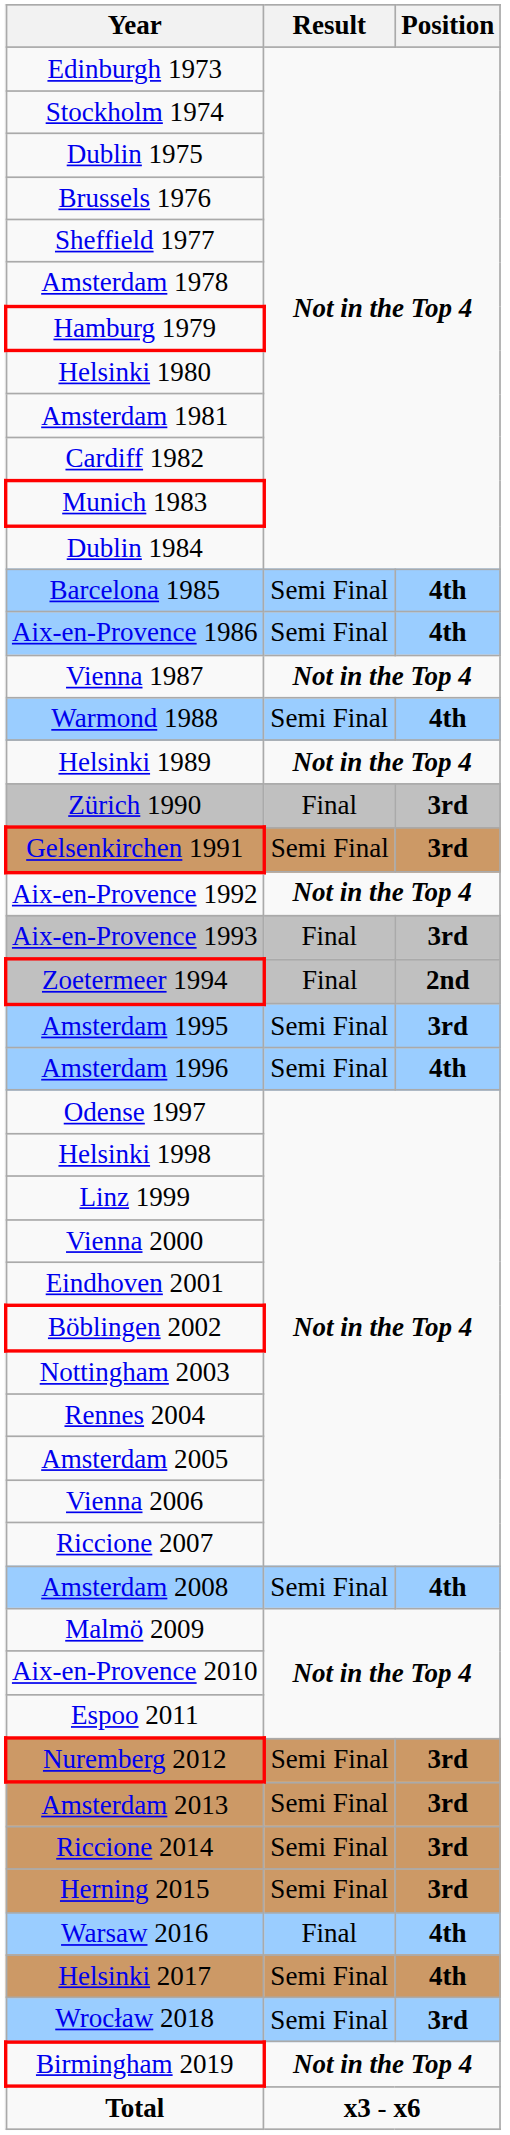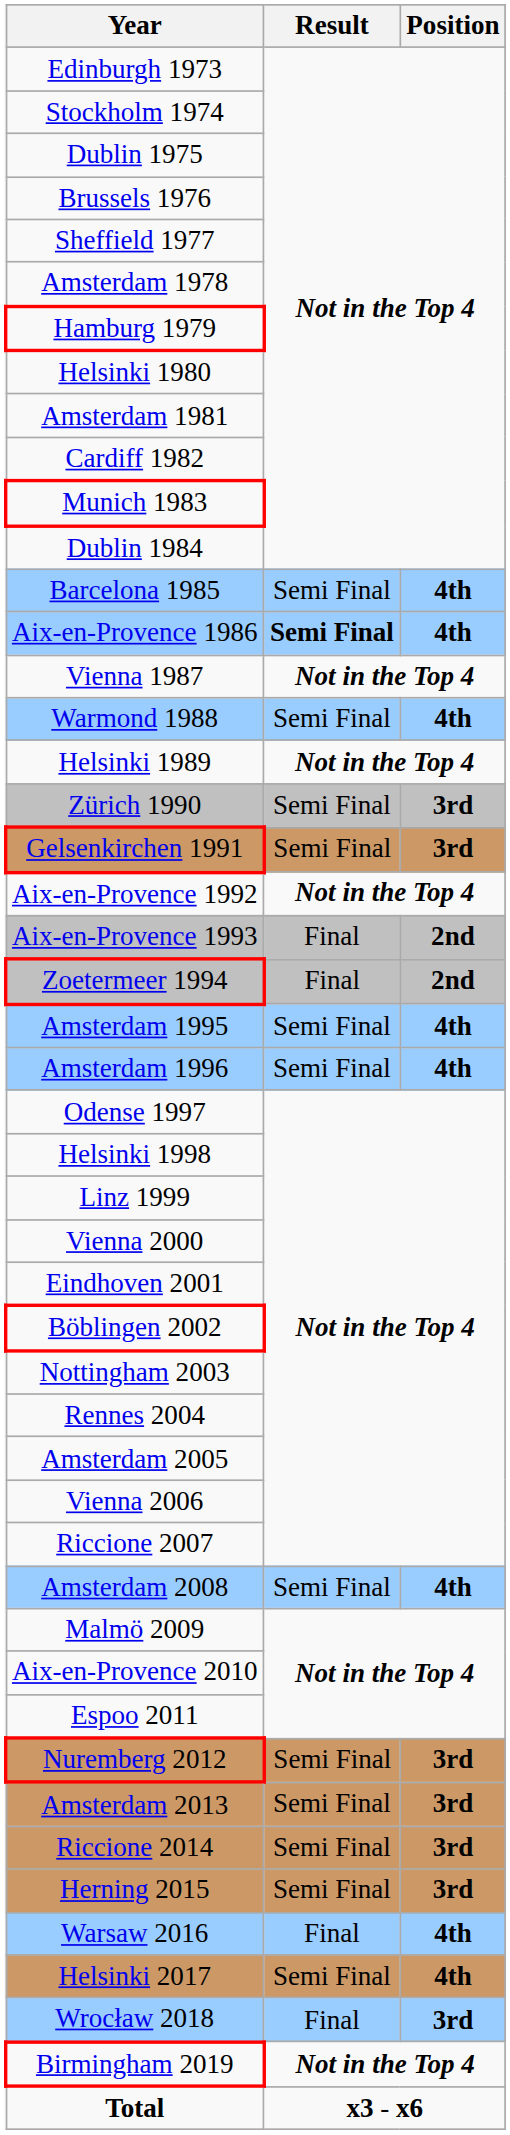(329, 633) normal -> (332, 633) bold
(329, 805) Final -> (332, 805) Semi Final
(448, 937) 3rd -> (453, 937) 2nd
(448, 1025) 3rd -> (453, 1025) 4th
(329, 2019) Semi Final -> (332, 2019) Final
